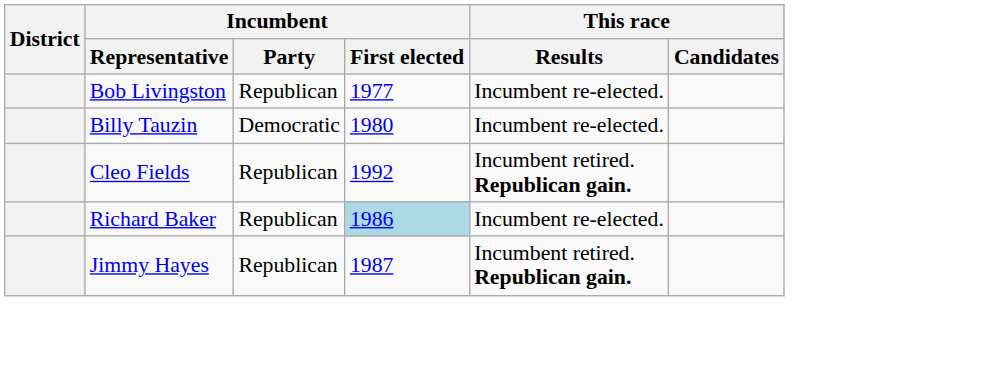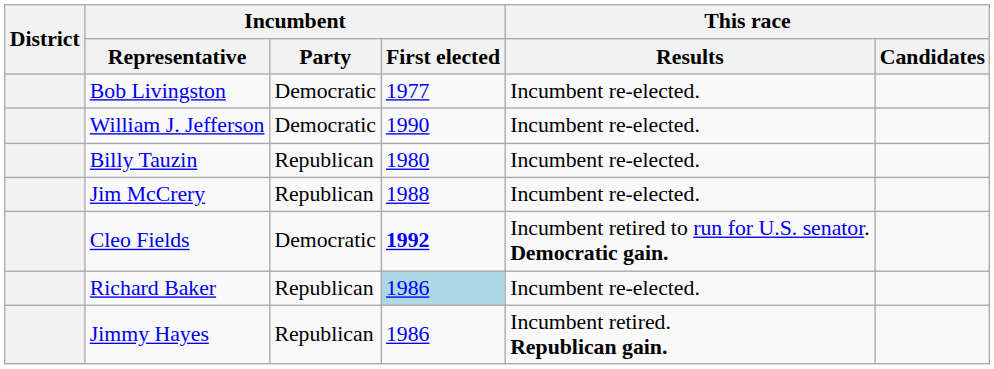(288, 90) Republican -> (325, 90) Democratic
+ row: (177, 125)
(289, 125) Democratic -> (324, 159) Republican
+ row: (148, 194)
(288, 172) Republican -> (325, 241) Democratic
(372, 172) normal -> (408, 241) bold
(555, 172) Incumbent retired. Republican gain. -> (690, 241) Incumbent retired to run for U.S. senator. Democratic gain.
(372, 265) 1987 -> (408, 334) 1986
